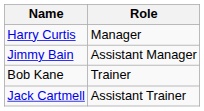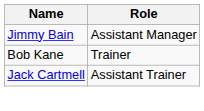- row: (41, 34)
